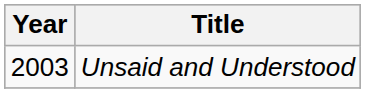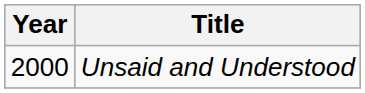(40, 66) 2003 -> (40, 66) 2000
